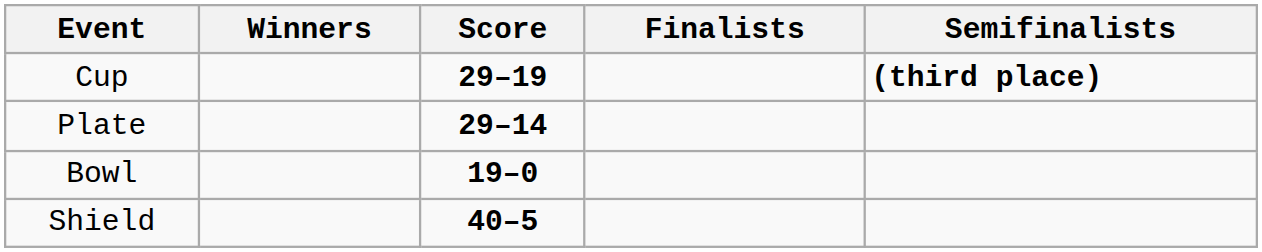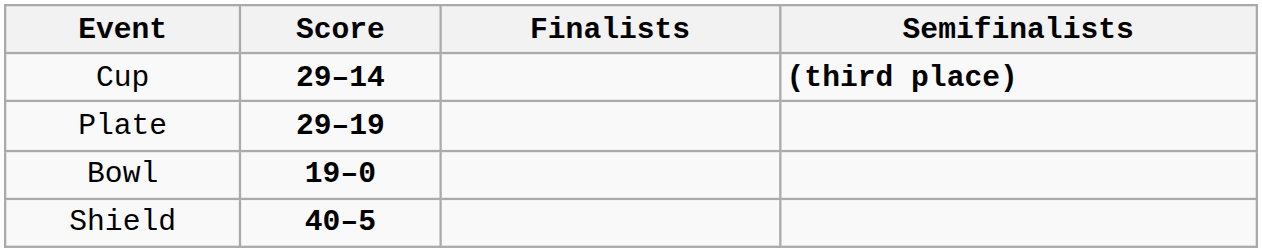- column: (309, 29)
(503, 78) 29–19 -> (340, 78) 29–14
(503, 126) 29–14 -> (340, 126) 29–19
